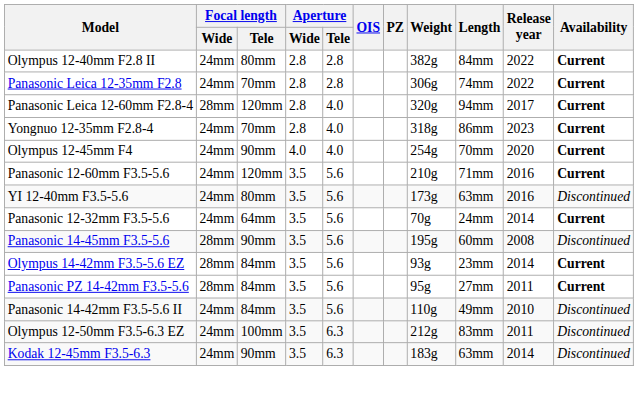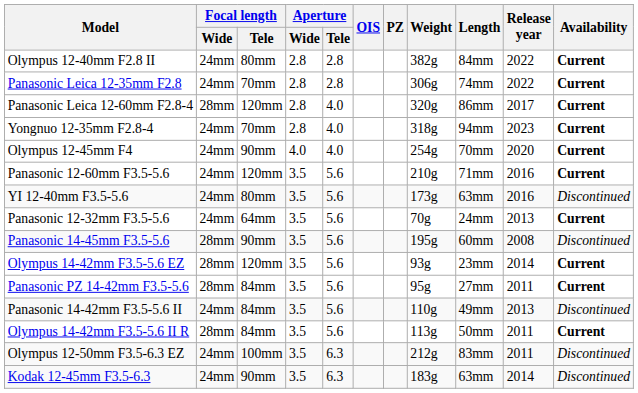(476, 106) 94mm -> (476, 106) 86mm
(476, 128) 86mm -> (476, 128) 94mm
(520, 219) 2014 -> (520, 219) 2013
(258, 264) 84mm -> (262, 264) 120mm
(520, 309) 2010 -> (520, 309) 2013
+ row: (98, 332)
